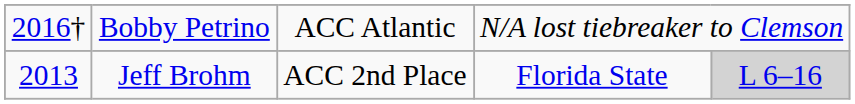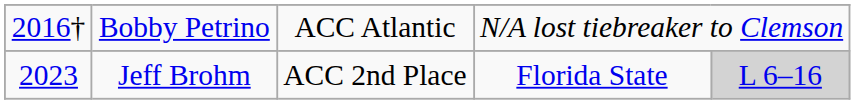(49, 74) 2013 -> (49, 74) 2023
